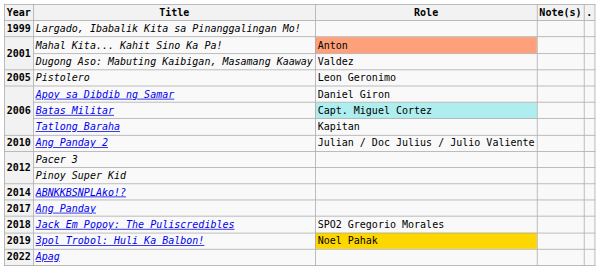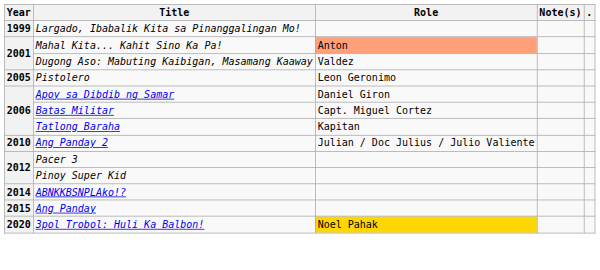(375, 110) paleturquoise background -> (375, 110) no background
(19, 208) 2017 -> (19, 208) 2015
- row: (135, 225)
(19, 241) 2019 -> (19, 225) 2020
- row: (48, 257)
